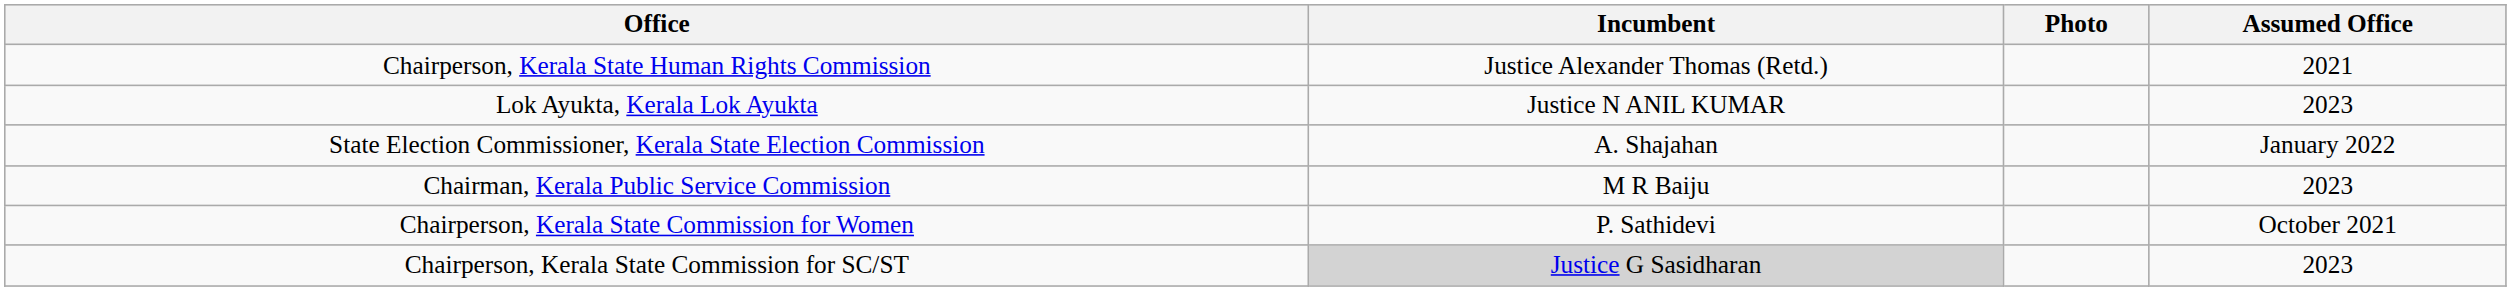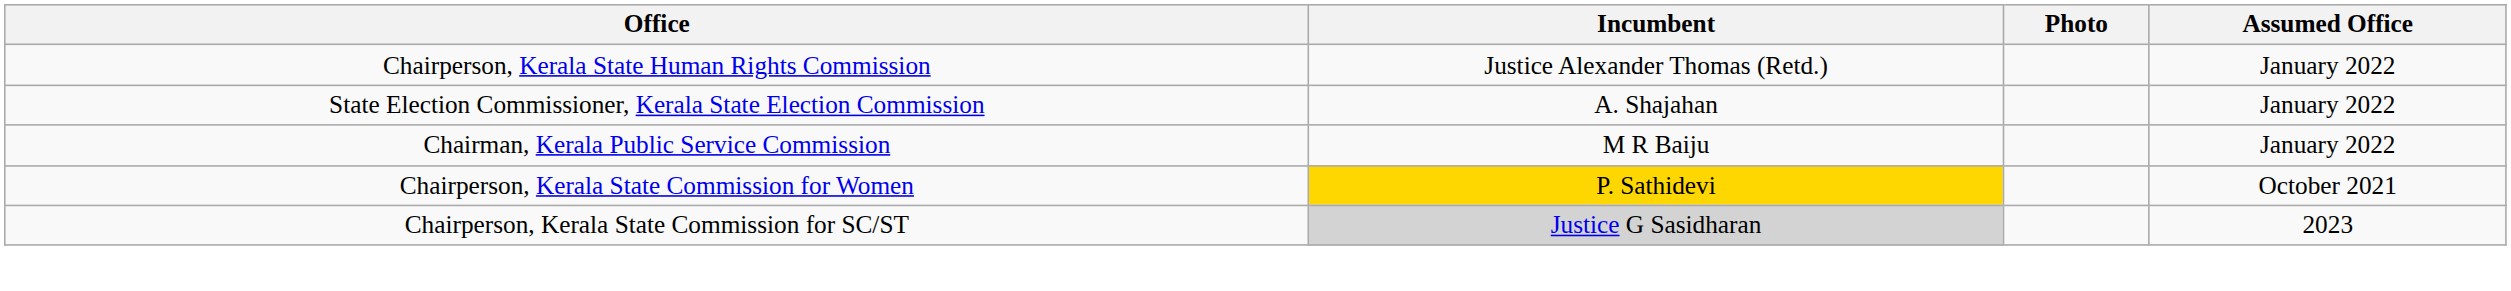(2328, 64) 2021 -> (2328, 64) January 2022
- row: (657, 104)
(2328, 184) 2023 -> (2328, 144) January 2022
(1656, 225) no background -> (1656, 184) gold background
